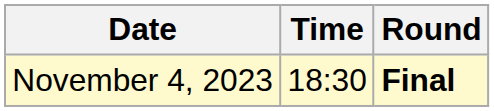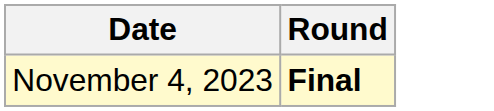- column: (327, 29)
